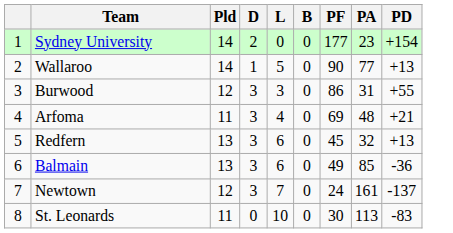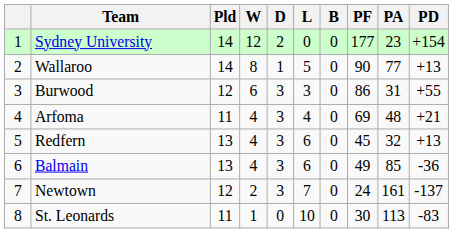+ column: (253, 16)
